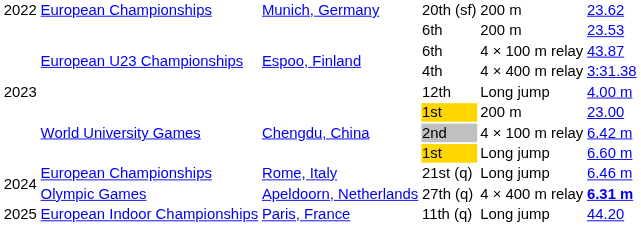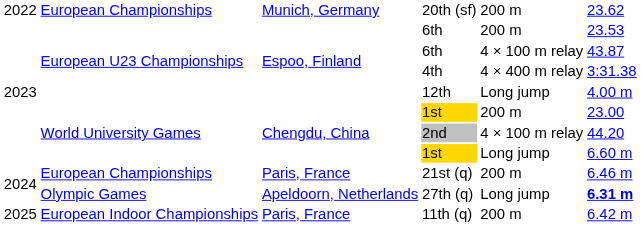(610, 132) 6.42 m -> (606, 132) 44.20
(300, 173) Rome, Italy -> (306, 173) Paris, France
(515, 173) Long jump -> (501, 173) 200 m
(532, 194) 4 × 400 m relay -> (515, 194) Long jump
(515, 214) Long jump -> (501, 214) 200 m
(606, 214) 44.20 -> (610, 214) 6.42 m
